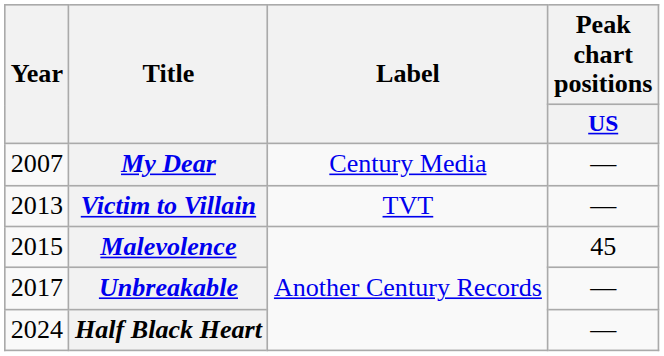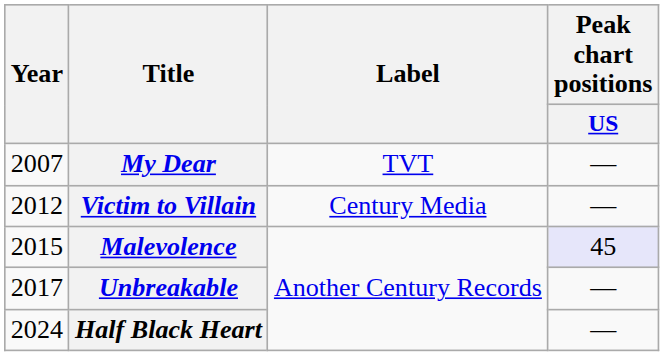(408, 163) Century Media -> (408, 163) TVT
(37, 205) 2013 -> (37, 205) 2012
(408, 205) TVT -> (408, 205) Century Media
(603, 246) no background -> (603, 246) lavender background
